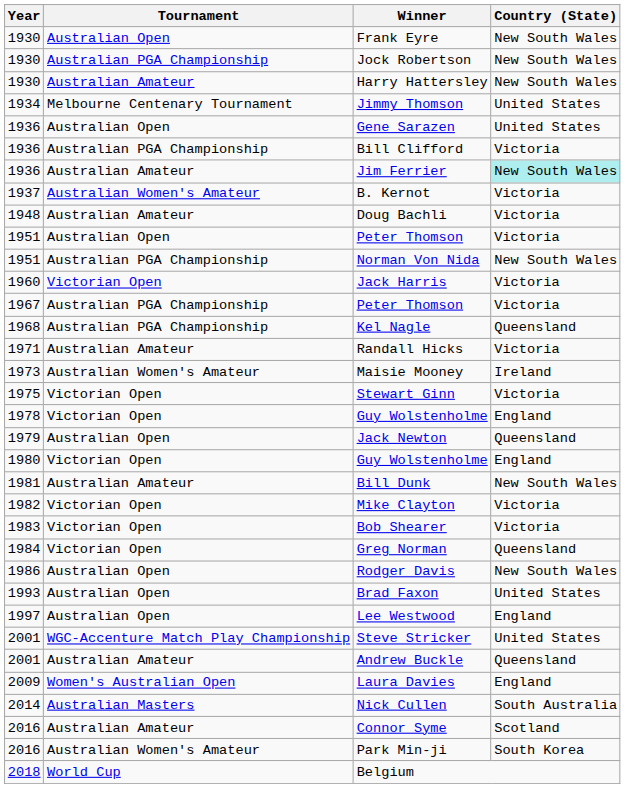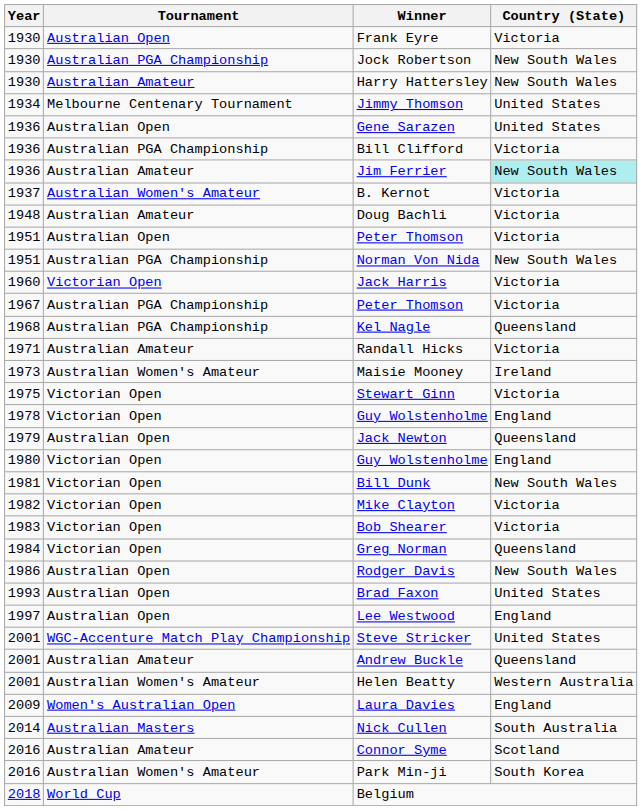(556, 38) New South Wales -> (527, 38) Victoria
(121, 483) Australian Amateur -> (104, 483) Victorian Open
+ row: (24, 683)
